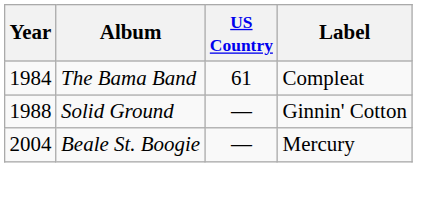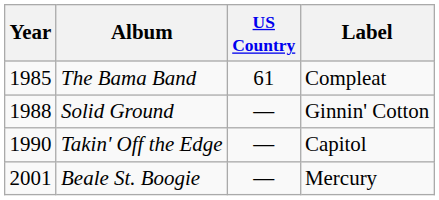(30, 77) 1984 -> (30, 77) 1985
+ row: (142, 144)
(30, 144) 2004 -> (30, 177) 2001
